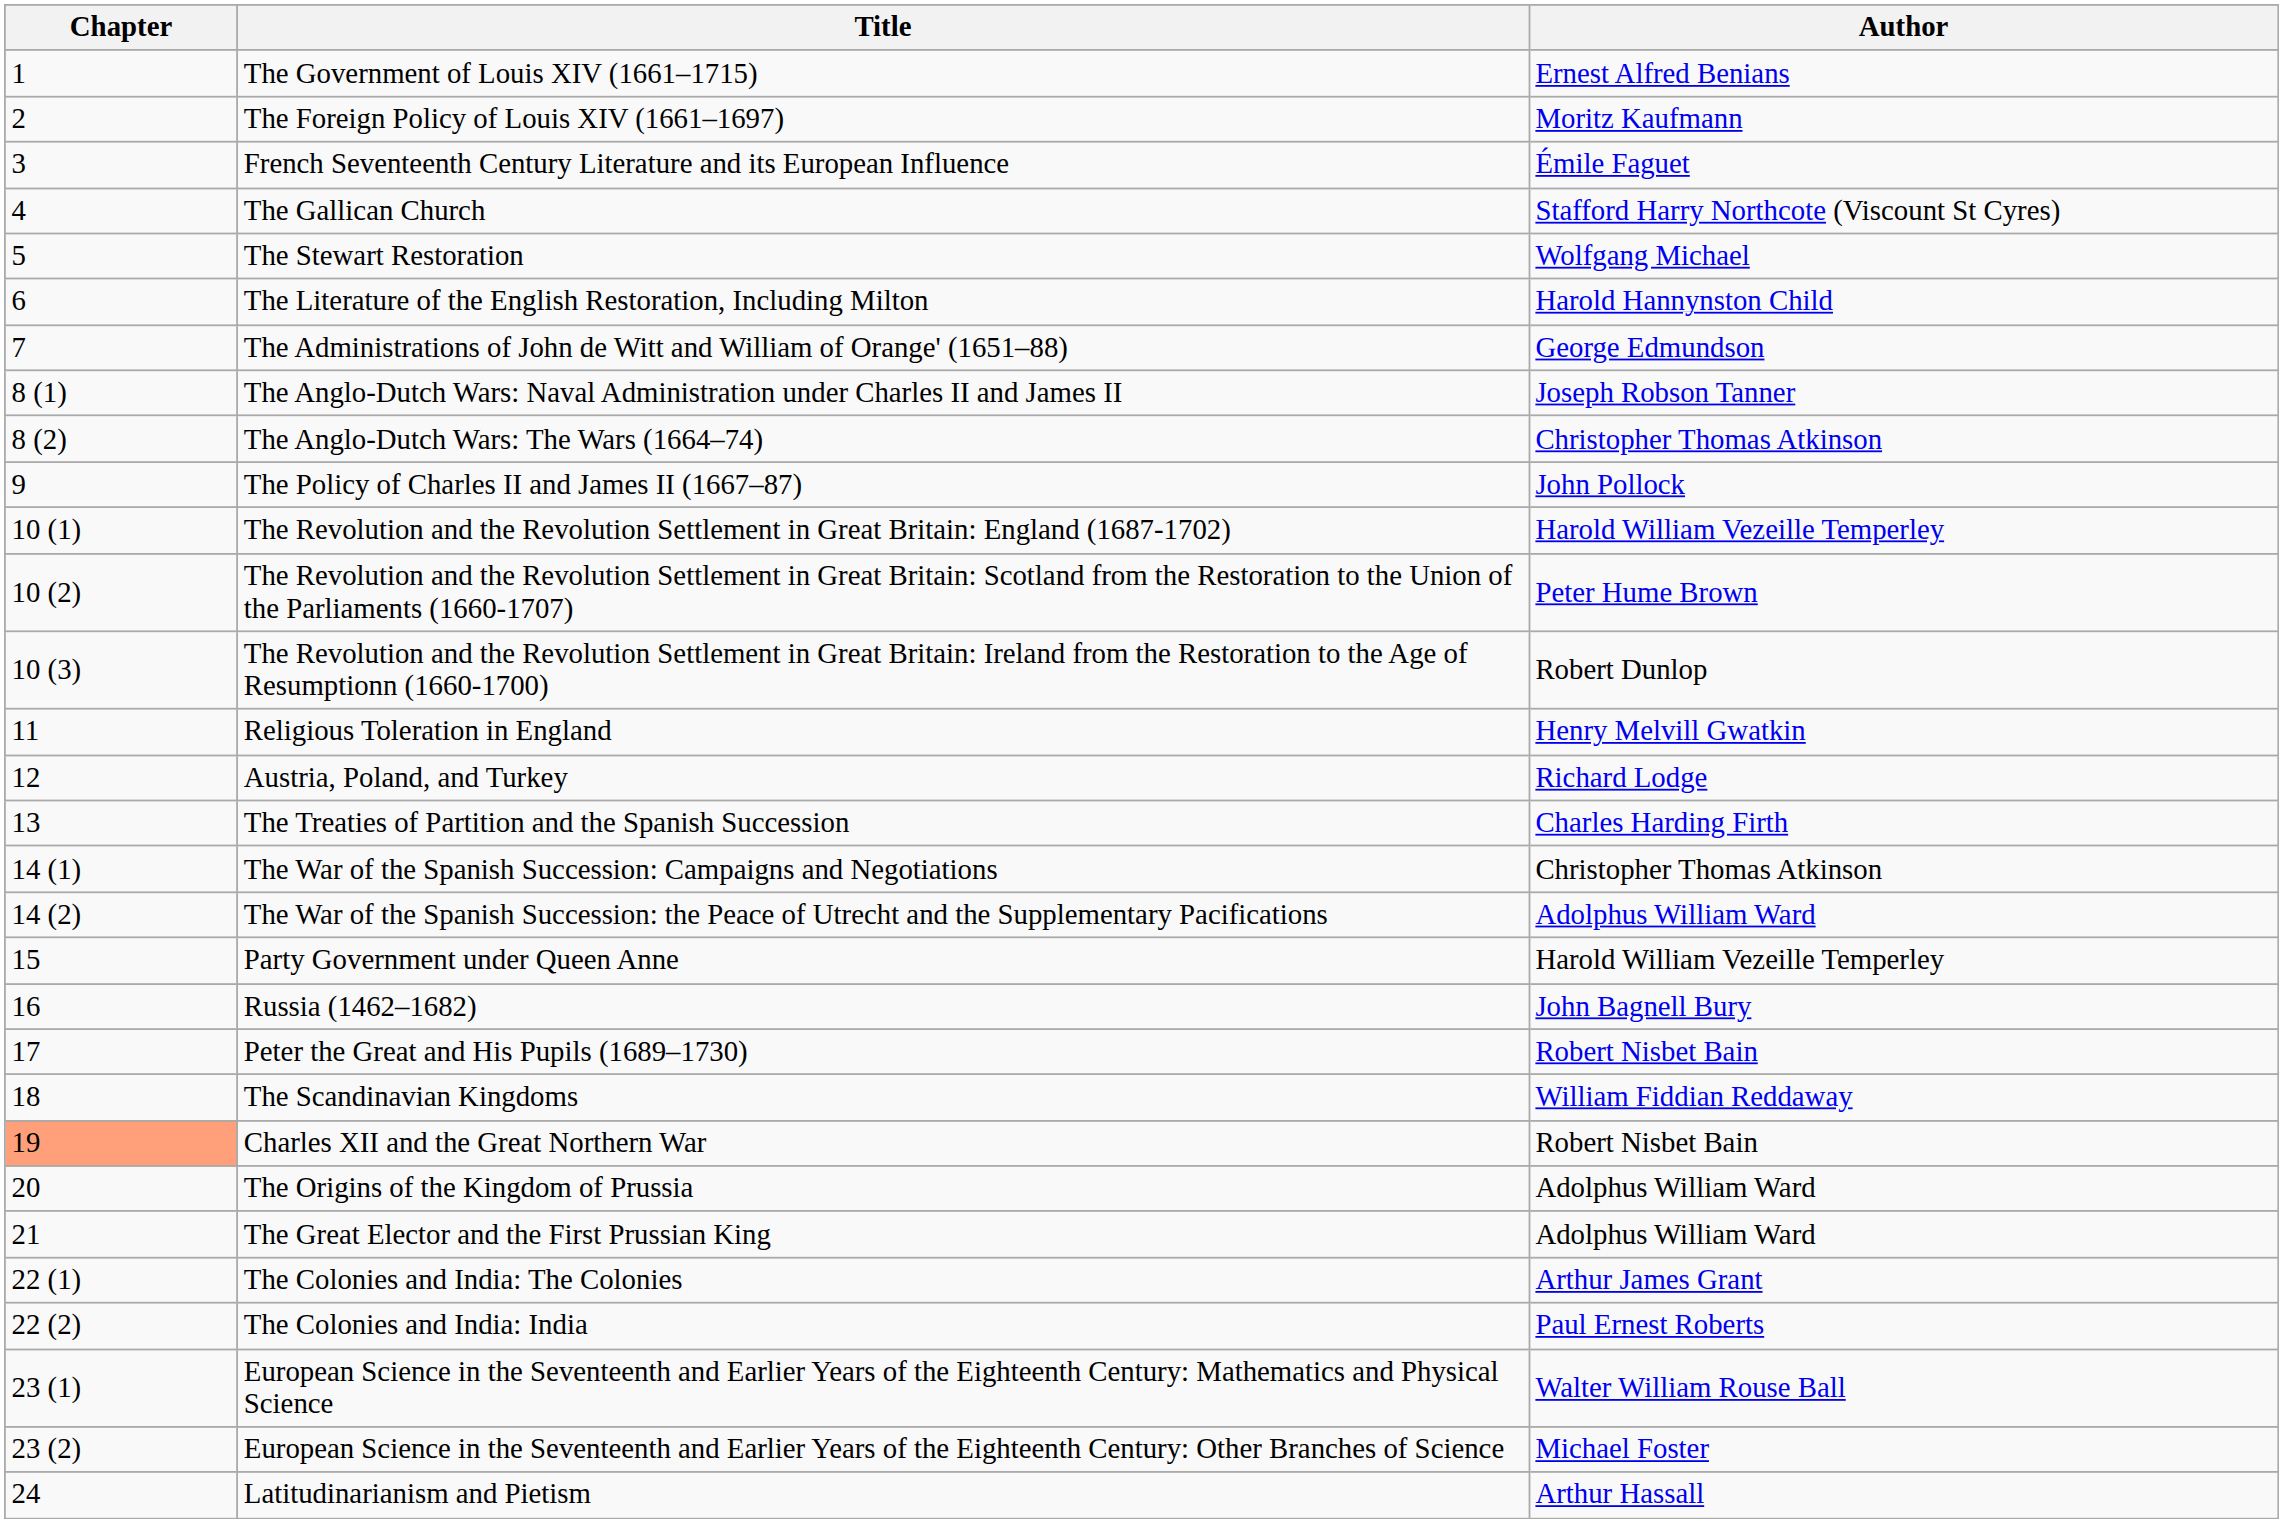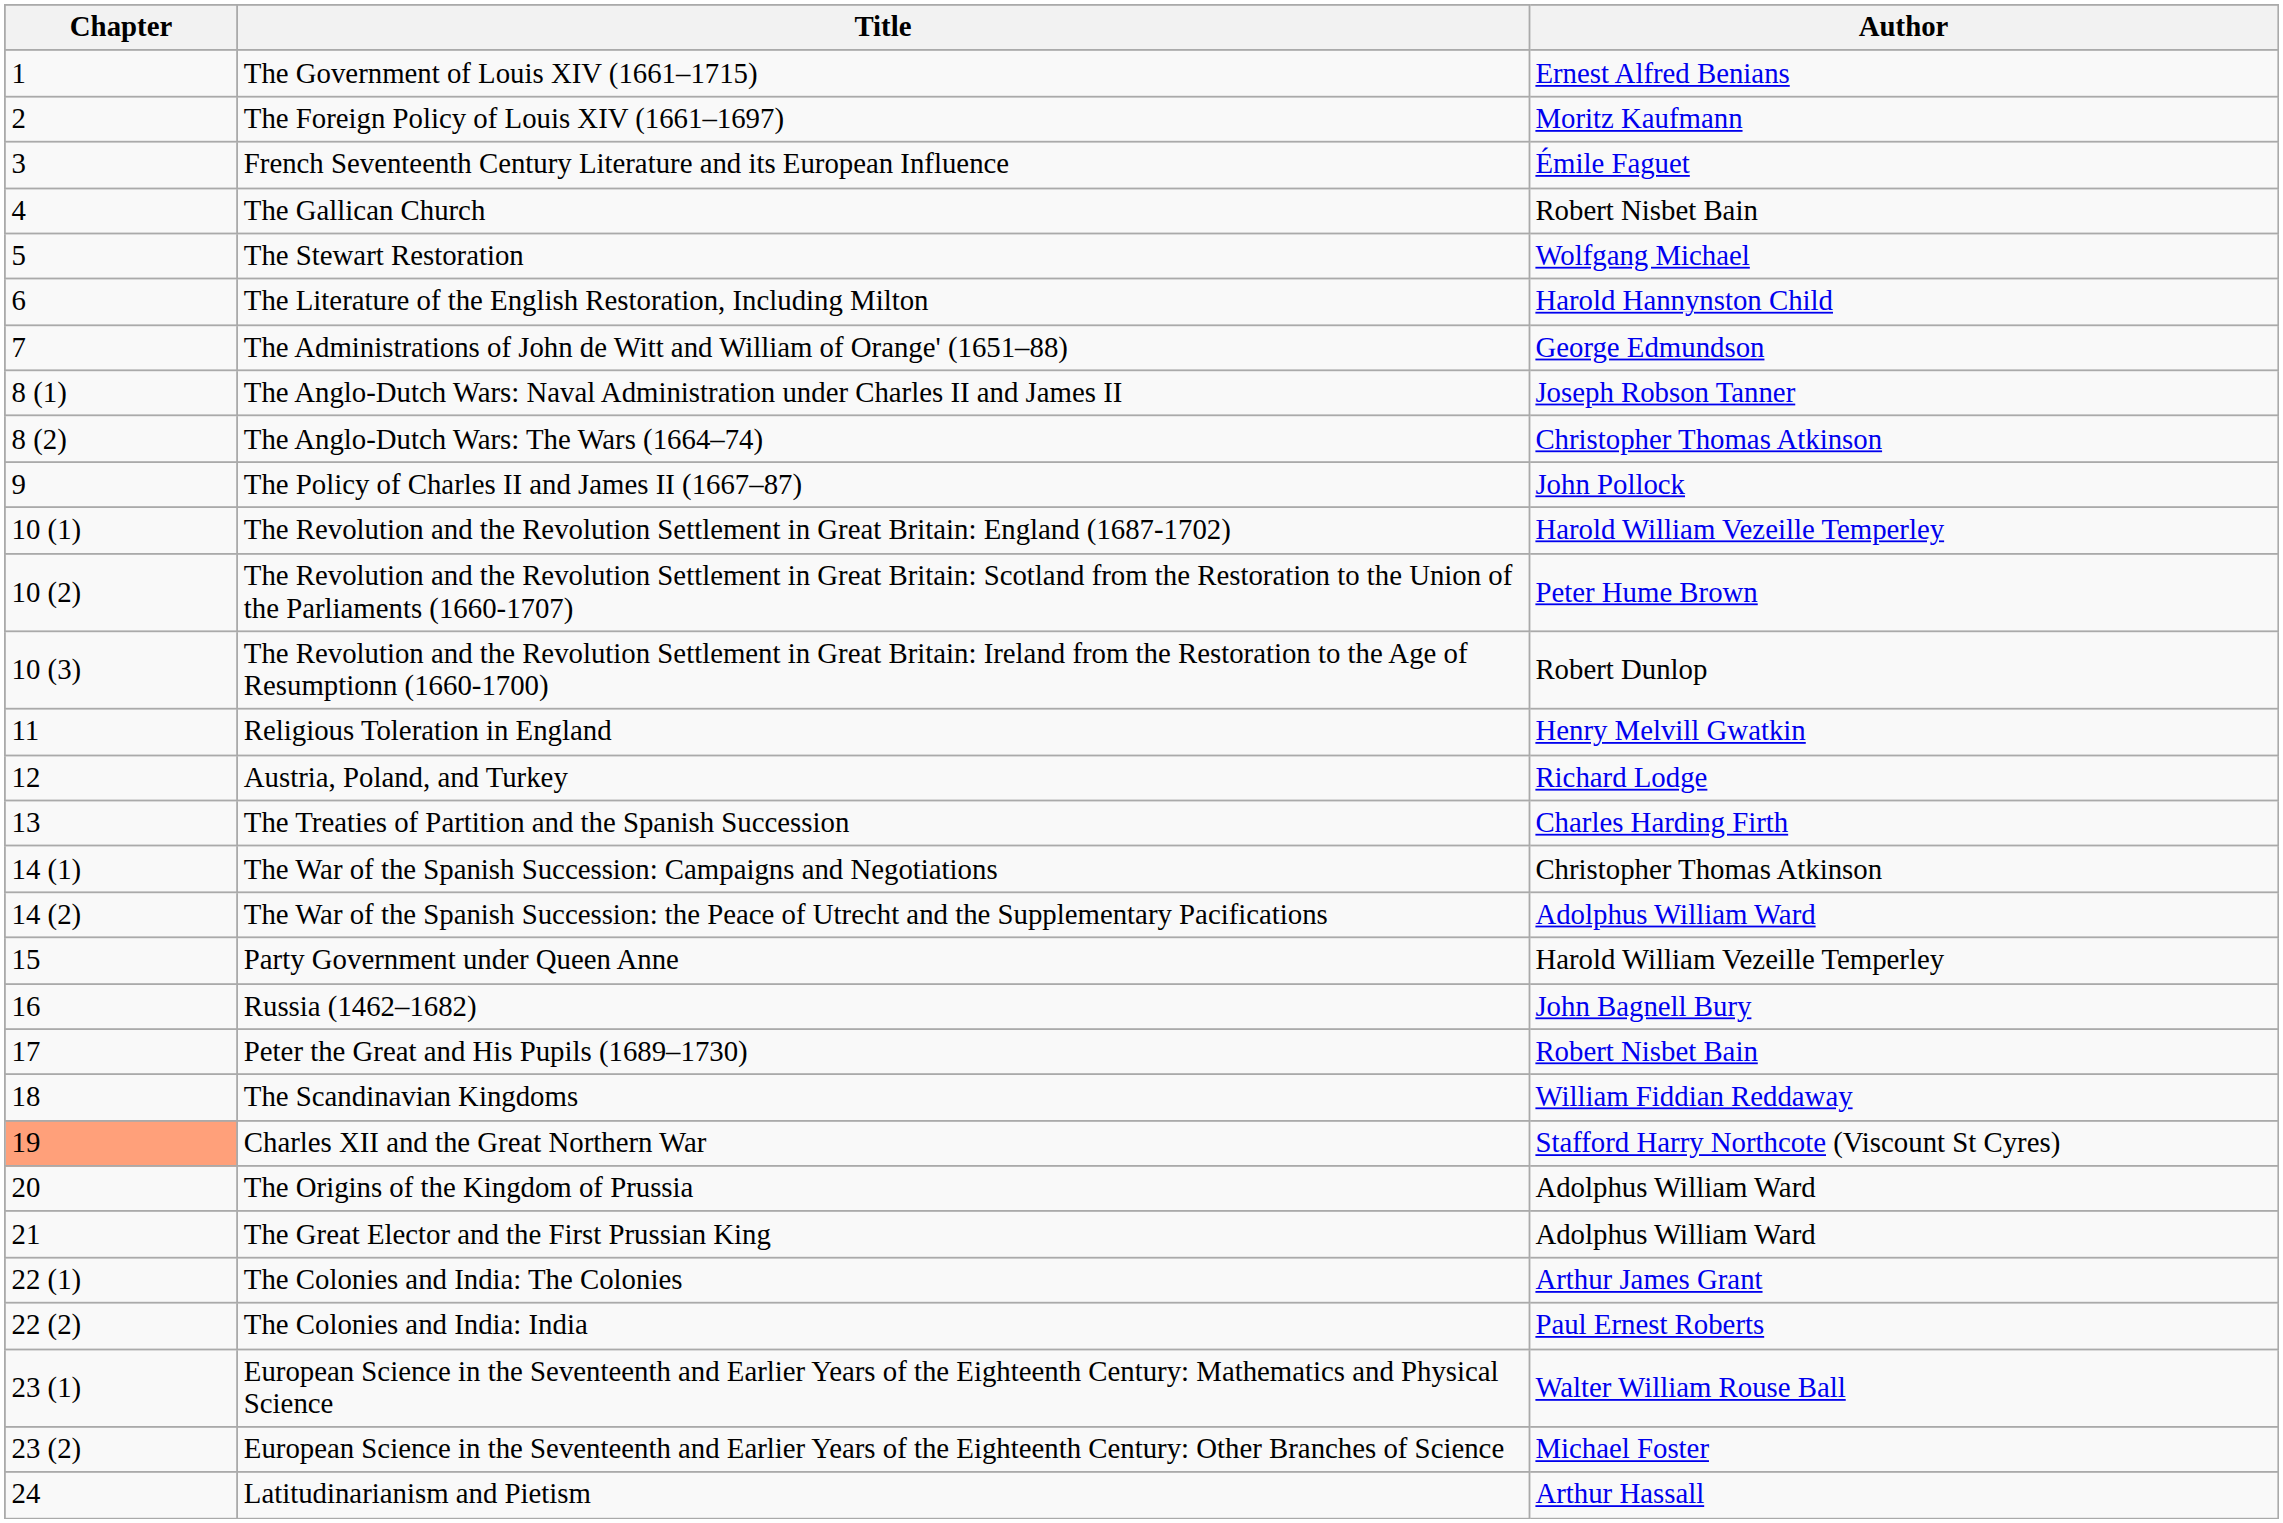(1798, 210) Stafford Harry Northcote (Viscount St Cyres) -> (1647, 210) Robert Nisbet Bain
(1647, 1142) Robert Nisbet Bain -> (1798, 1142) Stafford Harry Northcote (Viscount St Cyres)
